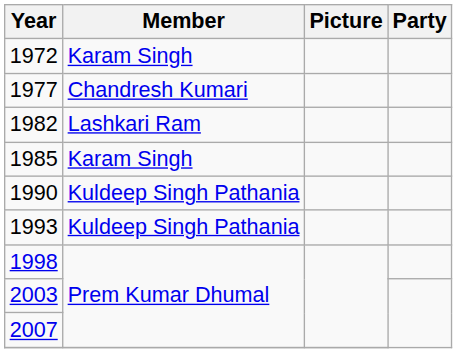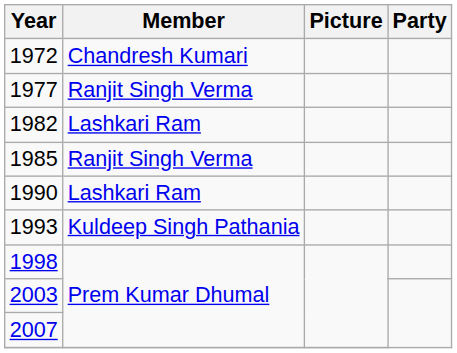(130, 55) Karam Singh -> (158, 55) Chandresh Kumari
(158, 90) Chandresh Kumari -> (160, 90) Ranjit Singh Verma
(130, 158) Karam Singh -> (160, 158) Ranjit Singh Verma
(184, 192) Kuldeep Singh Pathania -> (134, 192) Lashkari Ram
